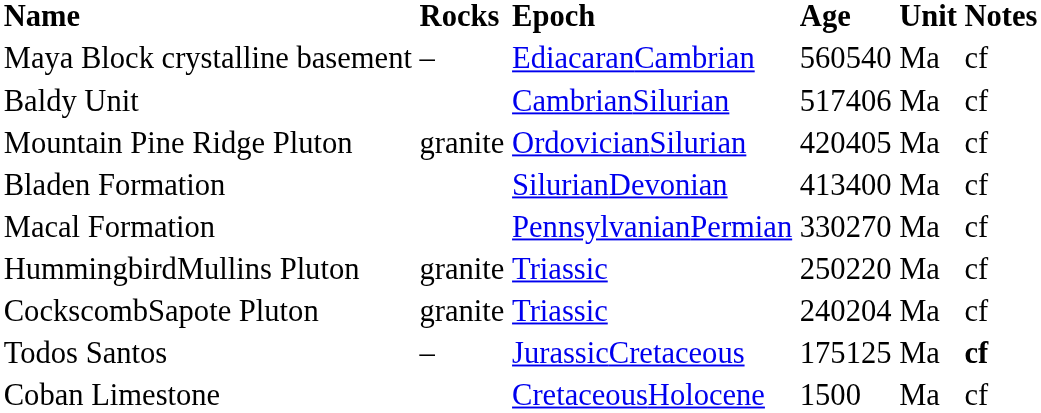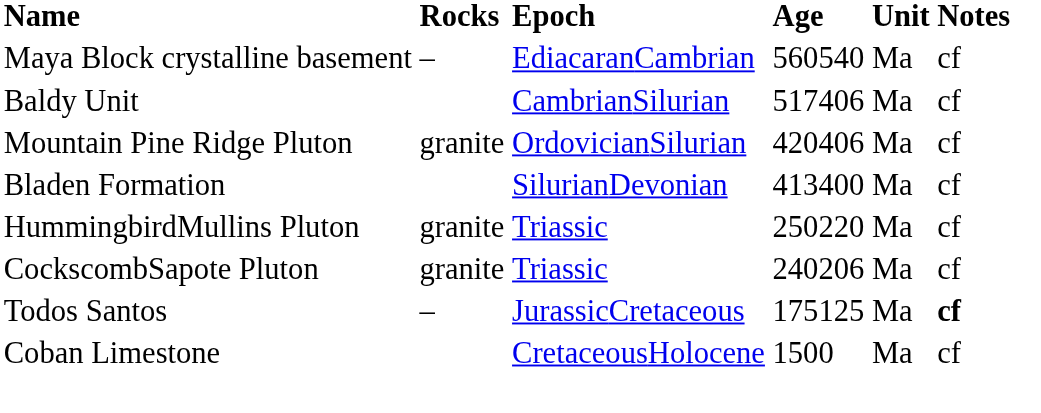(846, 142) 420405 -> (818, 142) 420406
- row: (109, 226)
(846, 310) 240204 -> (818, 268) 240206
